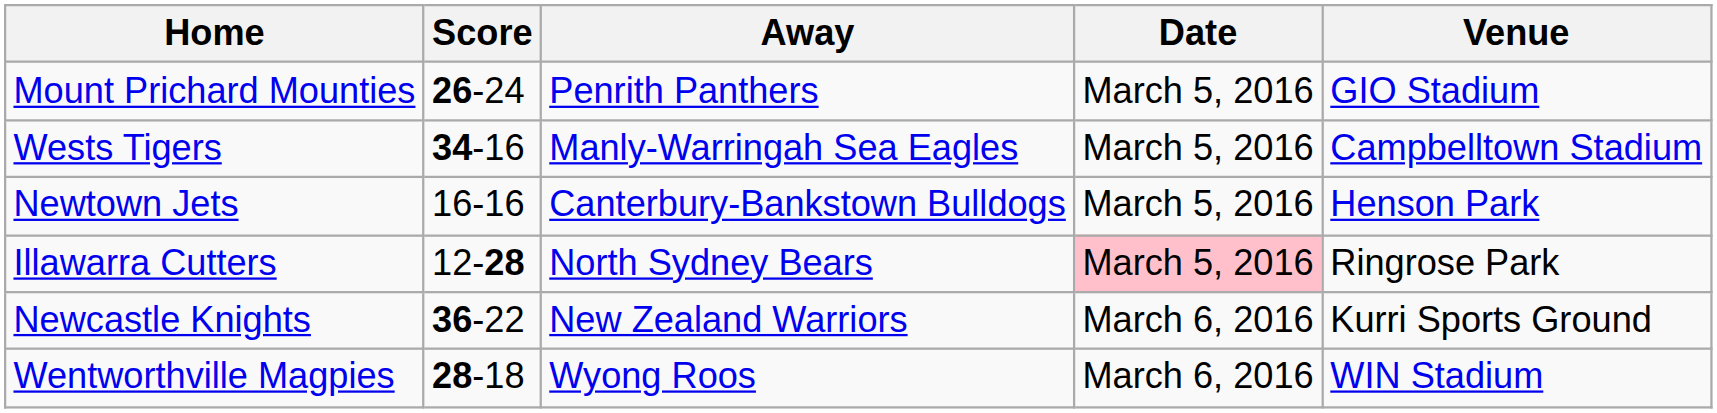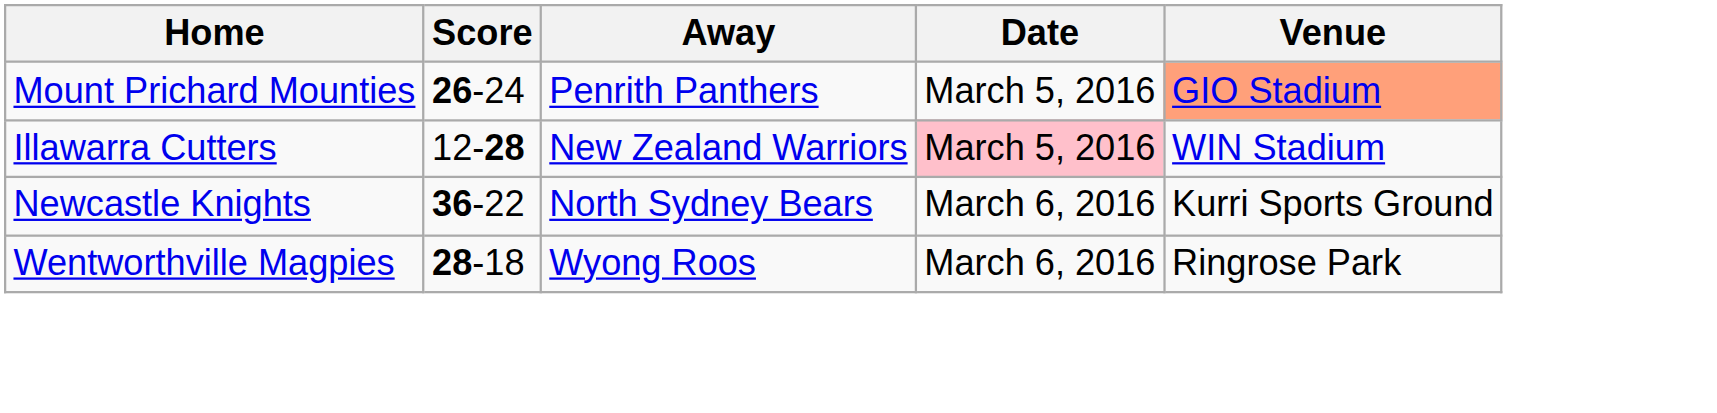(1435, 90) no background -> (1277, 90) lightsalmon background
- row: (118, 147)
- row: (126, 205)
(711, 262) North Sydney Bears -> (728, 147) New Zealand Warriors
(1445, 262) Ringrose Park -> (1279, 147) WIN Stadium
(728, 319) New Zealand Warriors -> (711, 205) North Sydney Bears
(1437, 377) WIN Stadium -> (1287, 262) Ringrose Park
